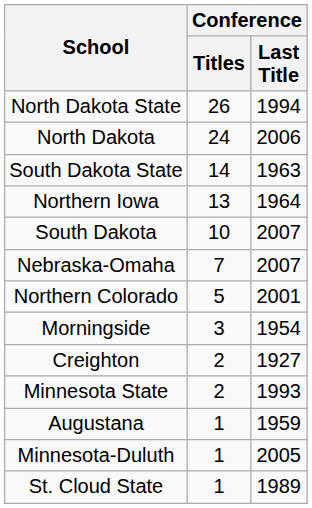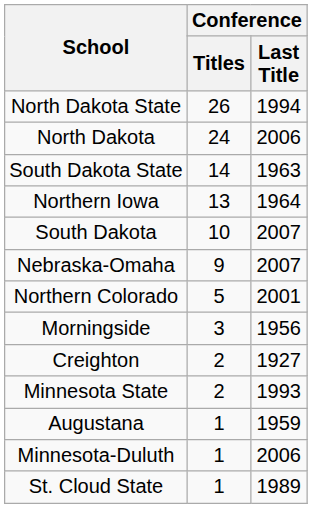(219, 264) 7 -> (219, 264) 9
(279, 328) 1954 -> (279, 328) 1956
(279, 455) 2005 -> (279, 455) 2006
